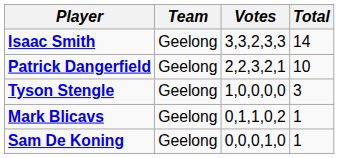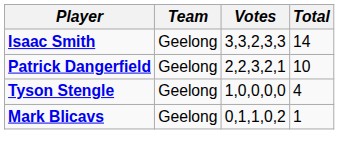(297, 91) 3 -> (297, 91) 4
- row: (66, 141)
